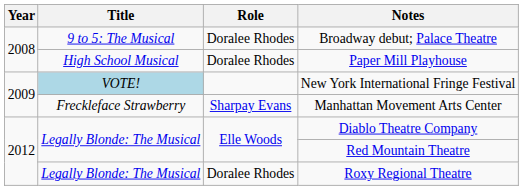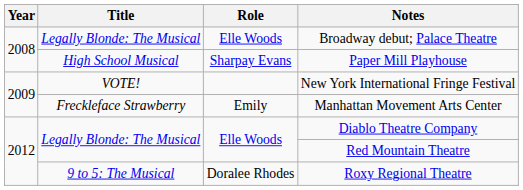(121, 38) 9 to 5: The Musical -> (121, 38) Legally Blonde: The Musical
(251, 38) Doralee Rhodes -> (251, 38) Elle Woods
(251, 61) Doralee Rhodes -> (251, 61) Sharpay Evans
(121, 83) lightblue background -> (121, 83) no background
(251, 106) Sharpay Evans -> (251, 106) Emily
(121, 173) Legally Blonde: The Musical -> (121, 173) 9 to 5: The Musical
